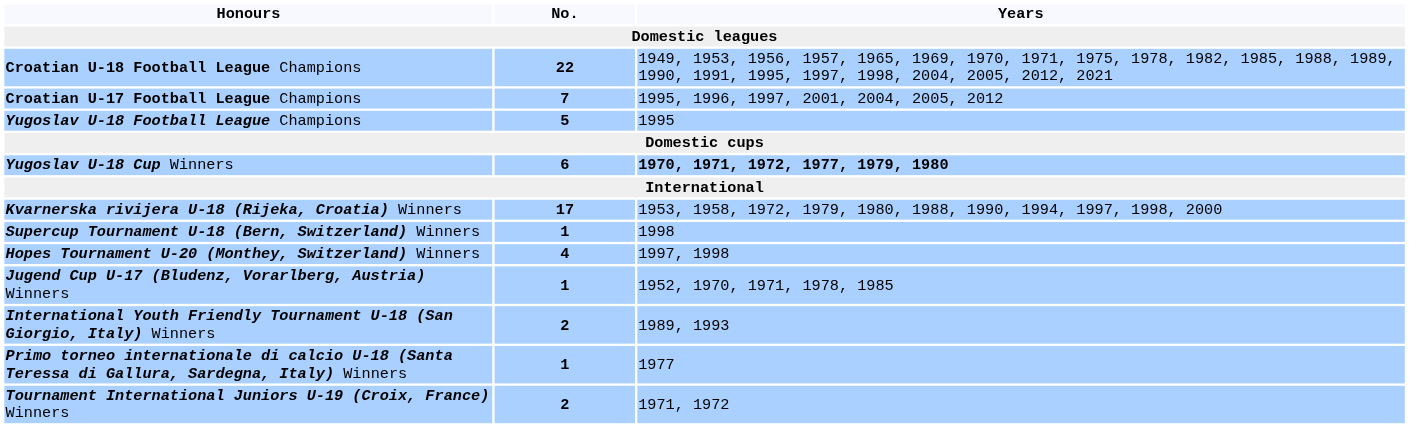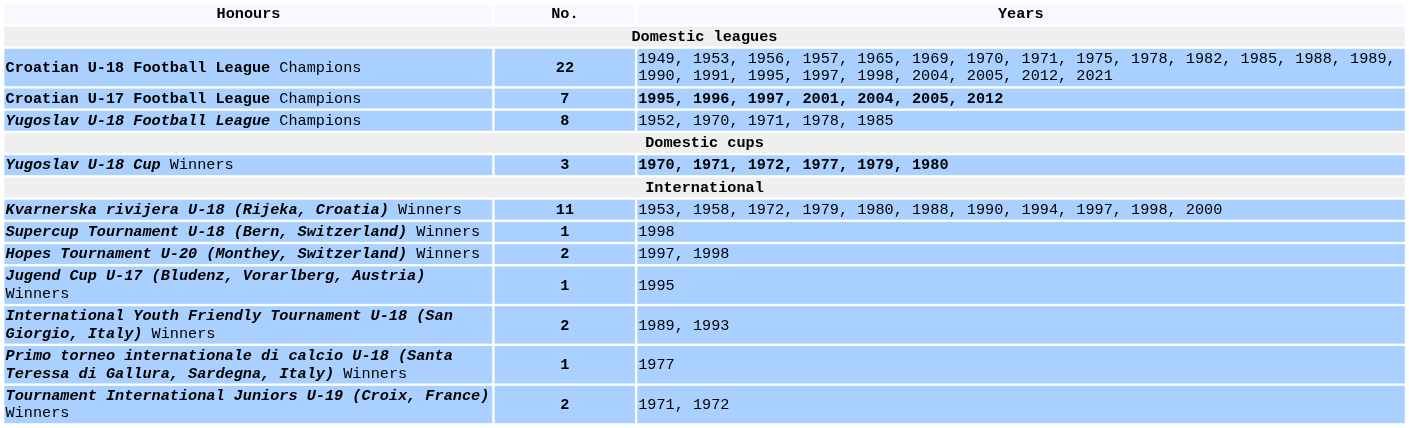(821, 99) normal -> (821, 99) bold
(565, 121) 5 -> (565, 121) 8
(656, 121) 1995 -> (766, 121) 1952, 1970, 1971, 1978, 1985
(565, 165) 6 -> (565, 165) 3
(565, 210) 17 -> (565, 210) 11
(565, 254) 4 -> (565, 254) 2
(766, 285) 1952, 1970, 1971, 1978, 1985 -> (656, 285) 1995
